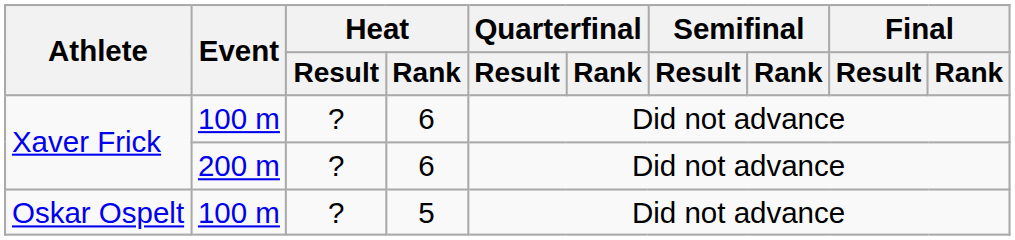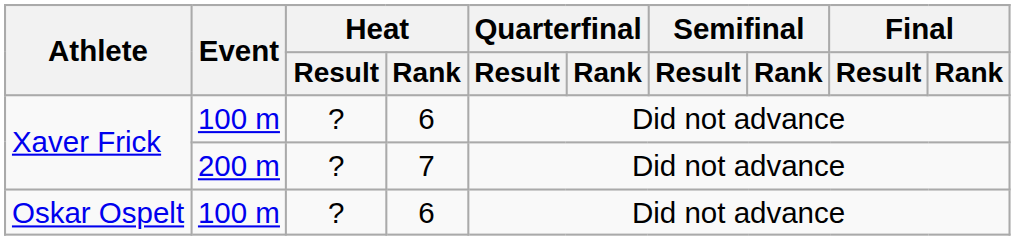(427, 166) 6 -> (427, 166) 7
(427, 213) 5 -> (427, 213) 6
